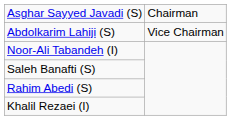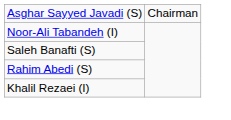- row: (61, 32)
